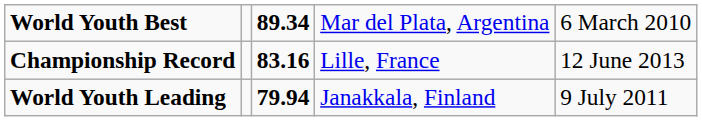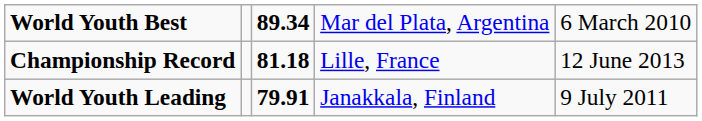(283, 60) 83.16 -> (283, 60) 81.18
(283, 97) 79.94 -> (283, 97) 79.91
